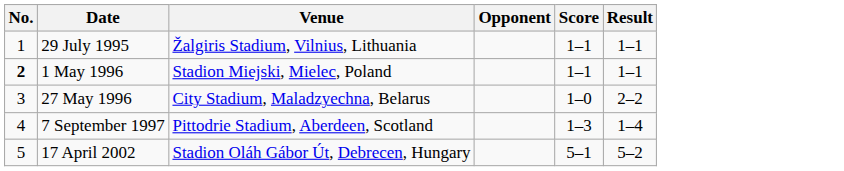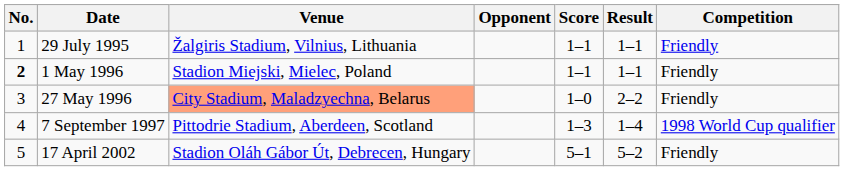+ column: (748, 17)
(301, 98) no background -> (301, 98) lightsalmon background
